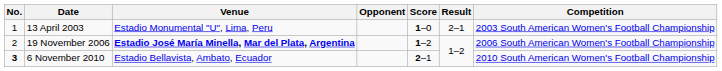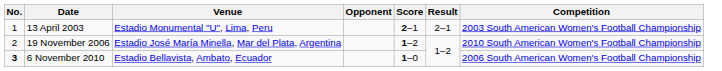(423, 27) 1–0 -> (410, 27) 2–1
(235, 43) bold -> (228, 43) normal
(595, 43) 2006 South American Women's Football Championship -> (581, 43) 2010 South American Women's Football Championship
(423, 58) 2–1 -> (410, 58) 1–0
(595, 58) 2010 South American Women's Football Championship -> (581, 58) 2006 South American Women's Football Championship
